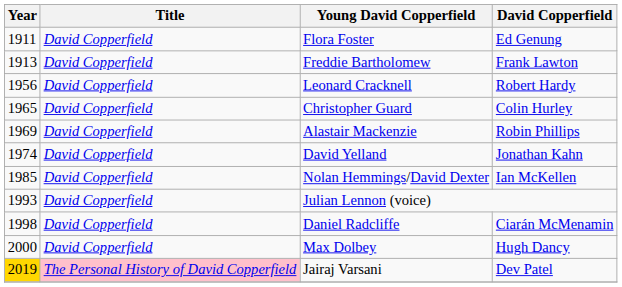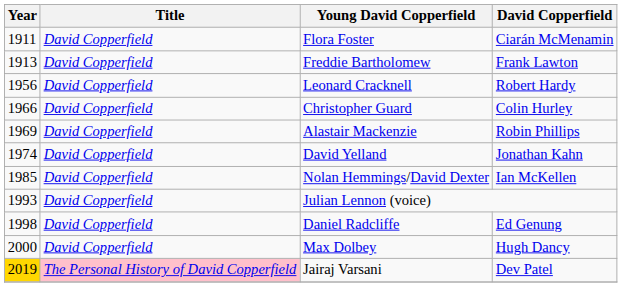(529, 39) Ed Genung -> (555, 39) Ciarán McMenamin
(22, 108) 1965 -> (22, 108) 1966
(555, 223) Ciarán McMenamin -> (529, 223) Ed Genung
